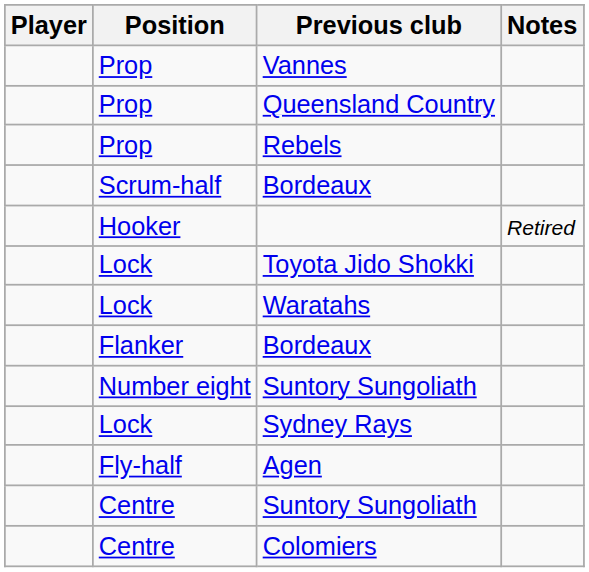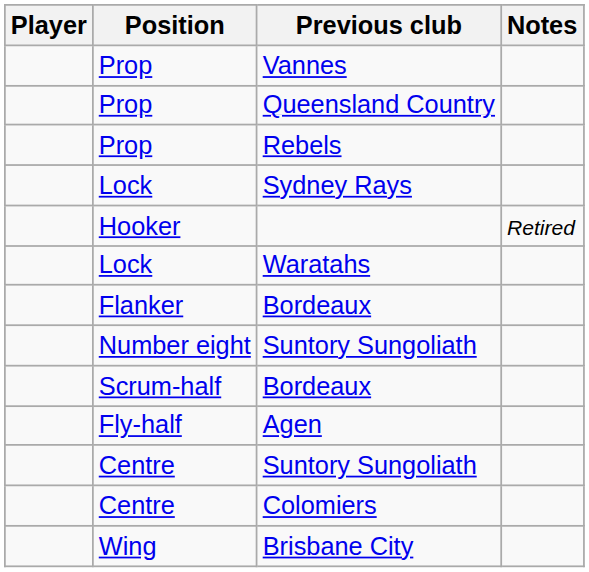rows swapped: (126, 426) <-> (160, 185)
- row: (126, 266)
+ row: (128, 546)
